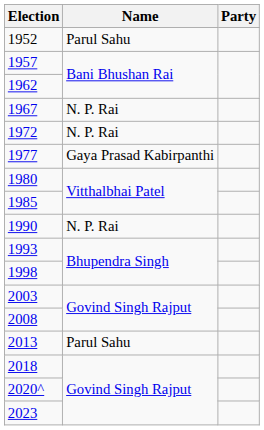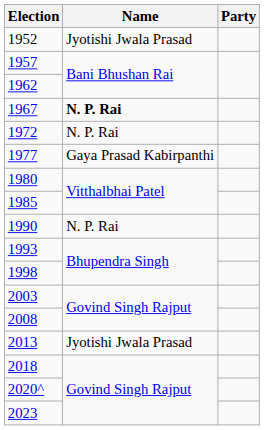(98, 39) Parul Sahu -> (129, 39) Jyotishi Jwala Prasad
(92, 109) normal -> (94, 109) bold
(98, 343) Parul Sahu -> (129, 343) Jyotishi Jwala Prasad
